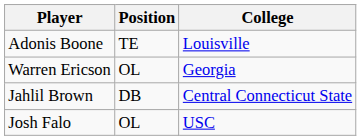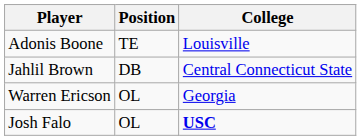rows swapped: (51, 95) <-> (60, 69)
(199, 122) normal -> (199, 122) bold
